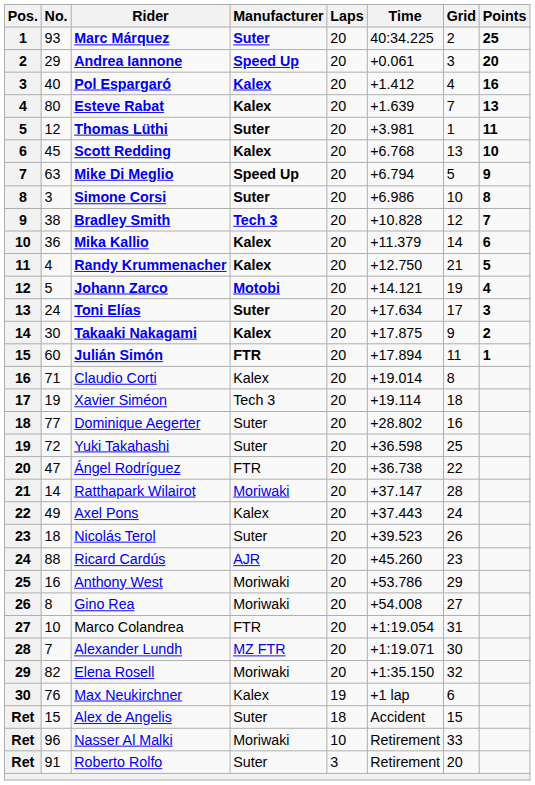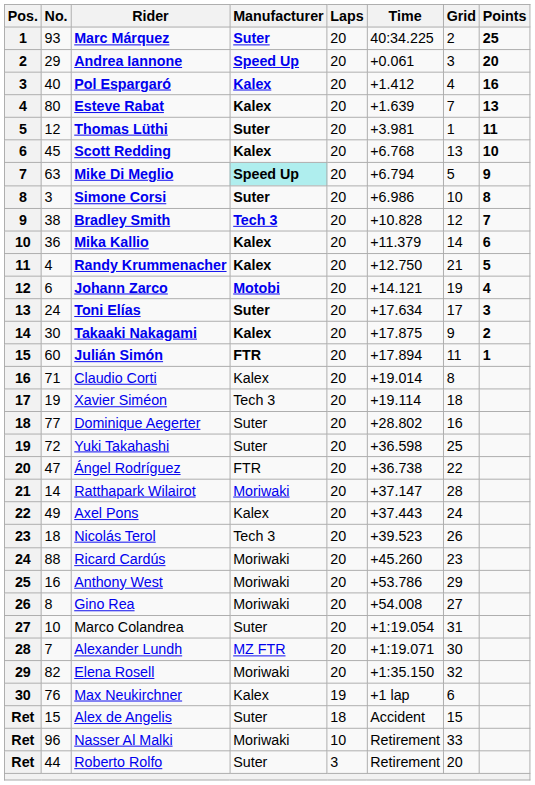(266, 174) no background -> (266, 174) paleturquoise background
(49, 287) 5 -> (49, 287) 6
(250, 536) Suter -> (254, 536) Tech 3
(247, 559) AJR -> (261, 559) Moriwaki
(247, 627) FTR -> (250, 627) Suter
(53, 762) 91 -> (53, 762) 44
